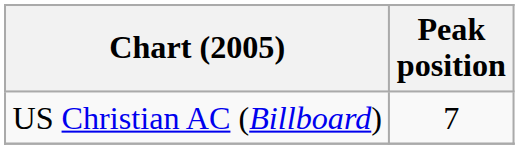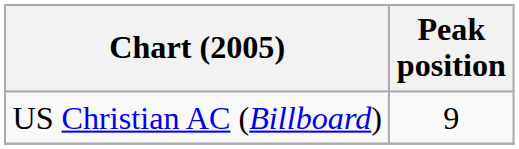(451, 117) 7 -> (451, 117) 9
